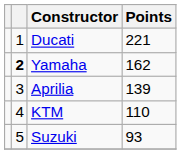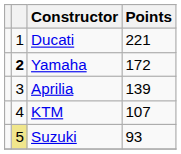(138, 64) 162 -> (138, 64) 172
(138, 112) 110 -> (138, 112) 107
(20, 136) no background -> (20, 136) khaki background
